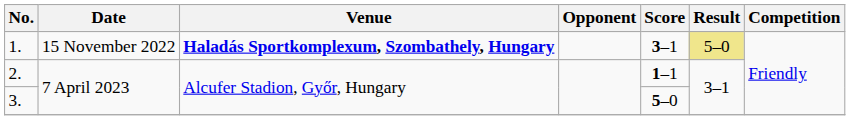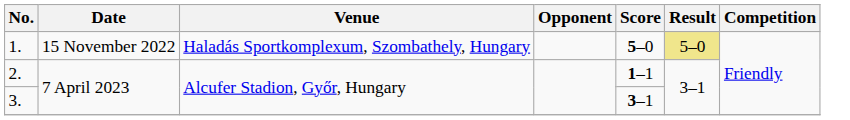(369, 45) bold -> (357, 45) normal
(665, 45) 3–1 -> (640, 45) 5–0
(665, 100) 5–0 -> (640, 100) 3–1
